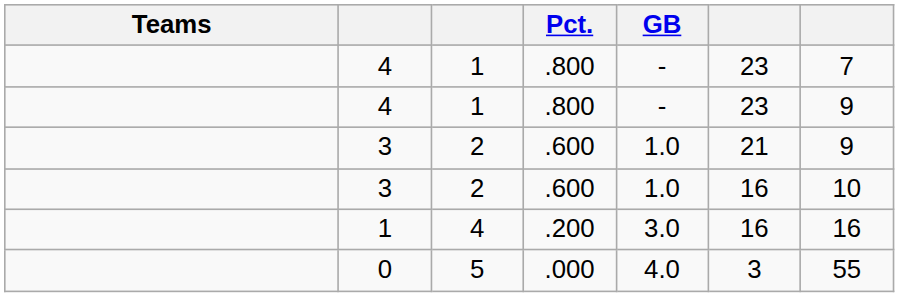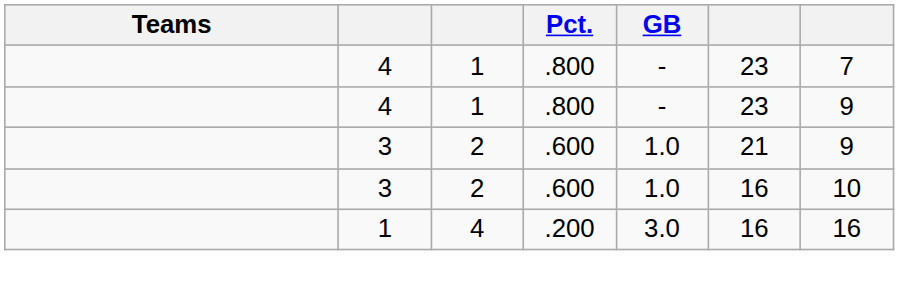- row: (385, 270)
